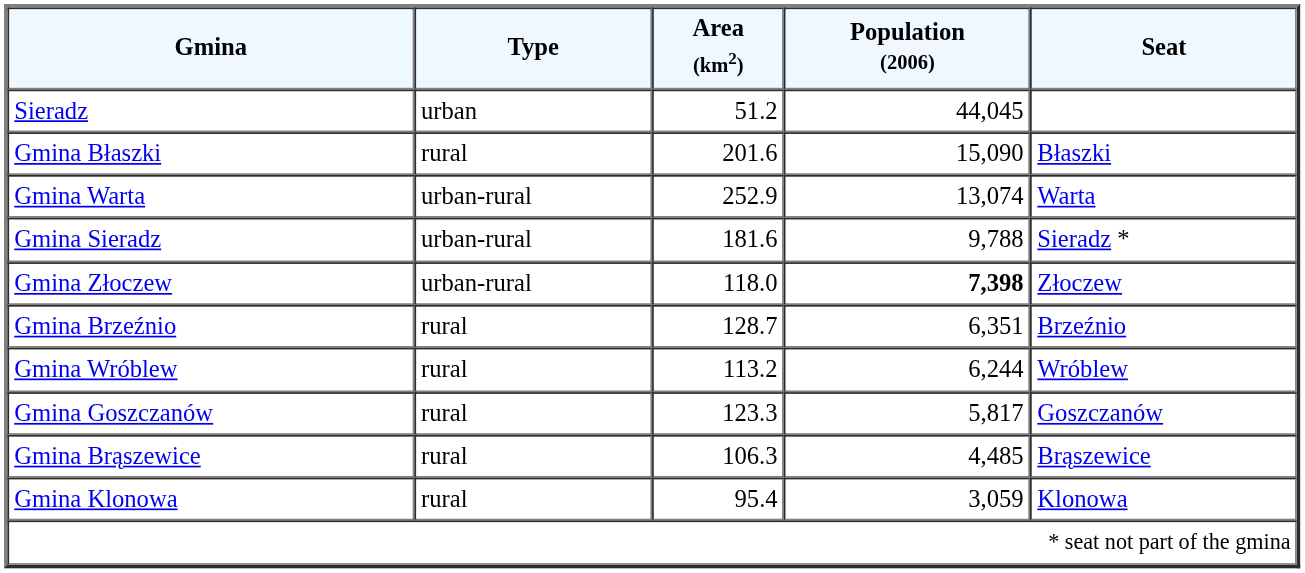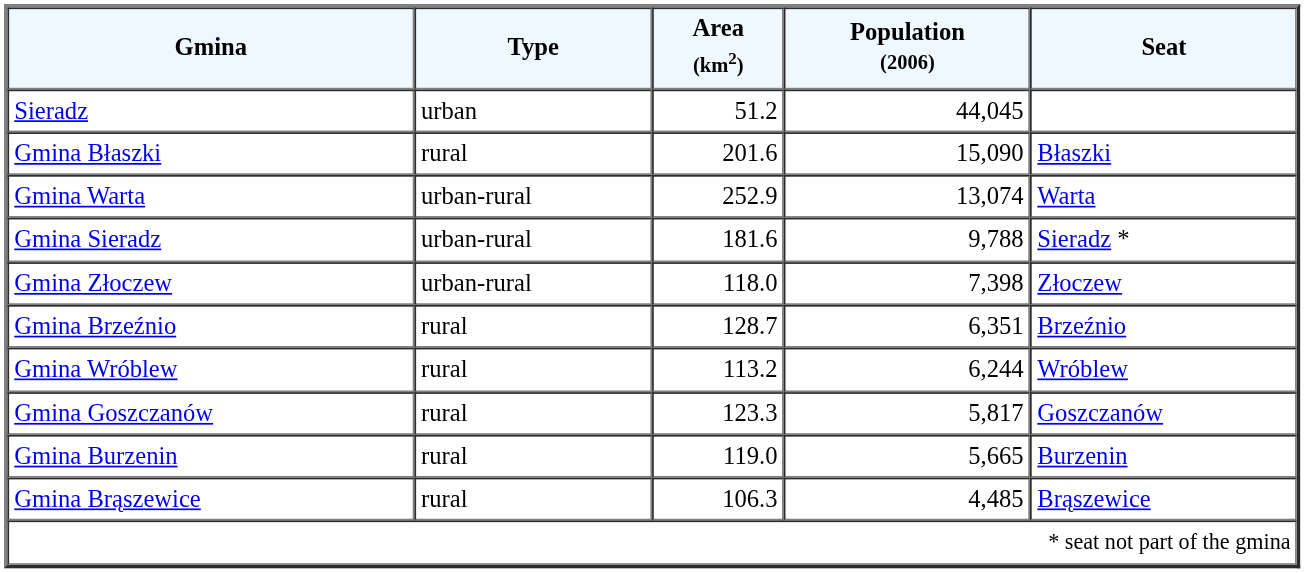(996, 282) bold -> (996, 282) normal
+ row: (96, 455)
- row: (96, 498)
